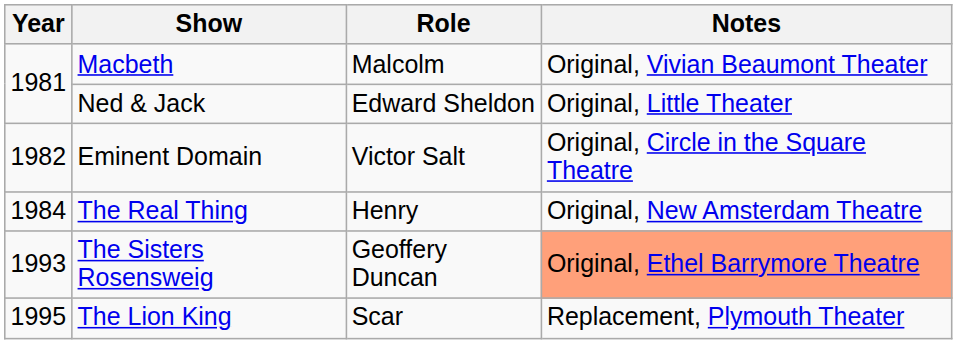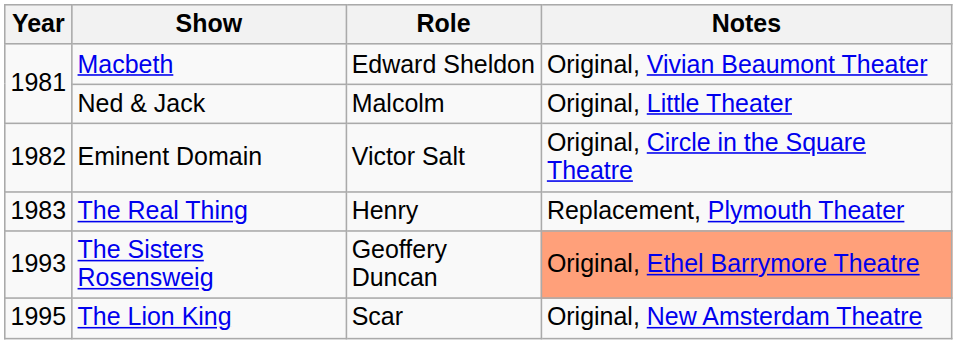(398, 63) Malcolm -> (443, 63) Edward Sheldon
(443, 103) Edward Sheldon -> (398, 103) Malcolm
(38, 210) 1984 -> (38, 210) 1983
(735, 210) Original, New Amsterdam Theatre -> (726, 210) Replacement, Plymouth Theater
(726, 317) Replacement, Plymouth Theater -> (735, 317) Original, New Amsterdam Theatre
